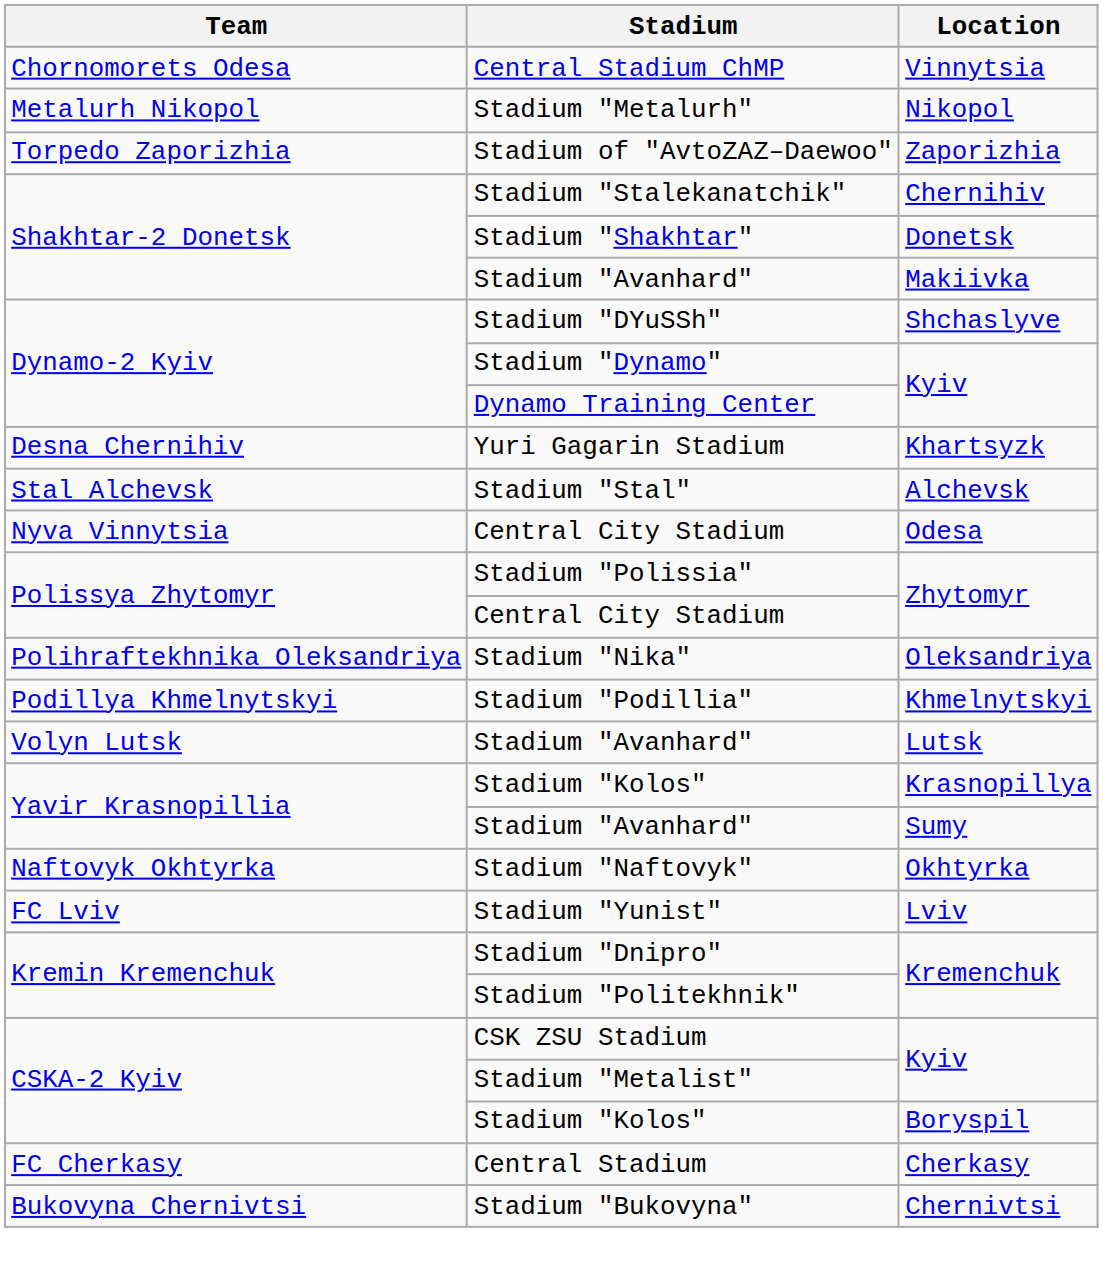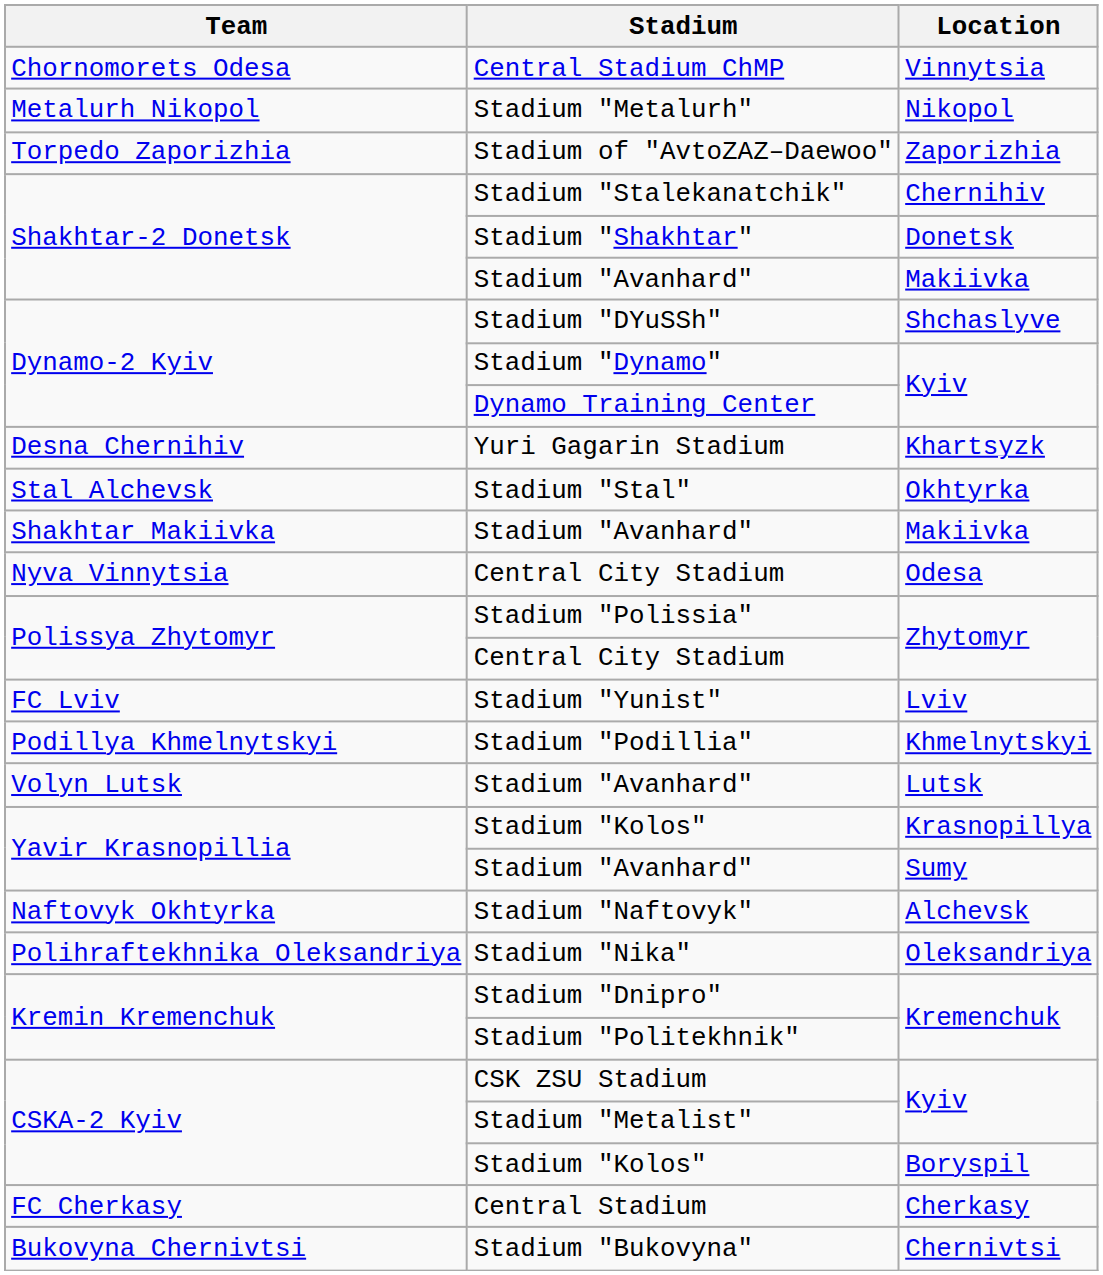(967, 490) Alchevsk -> (967, 490) Okhtyrka
+ row: (143, 532)
rows swapped: (65, 912) <-> (236, 659)
(967, 869) Okhtyrka -> (967, 912) Alchevsk
